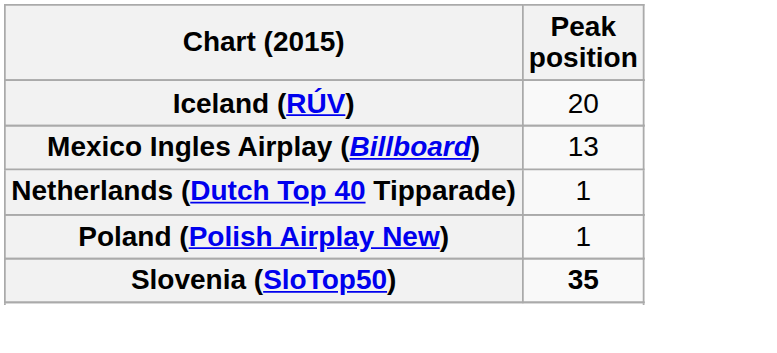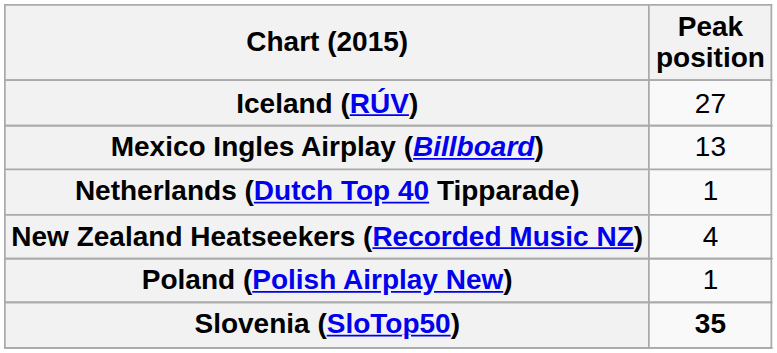(583, 102) 20 -> (710, 102) 27
+ row: (327, 235)
